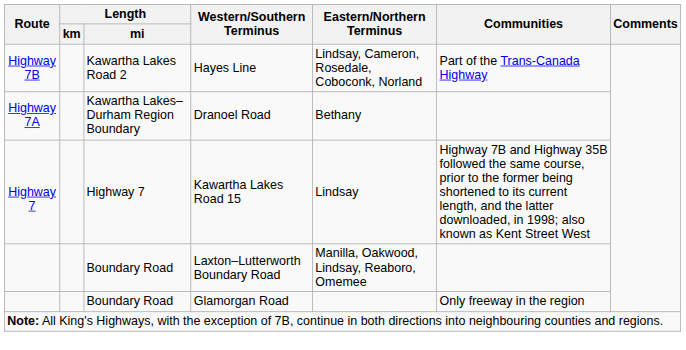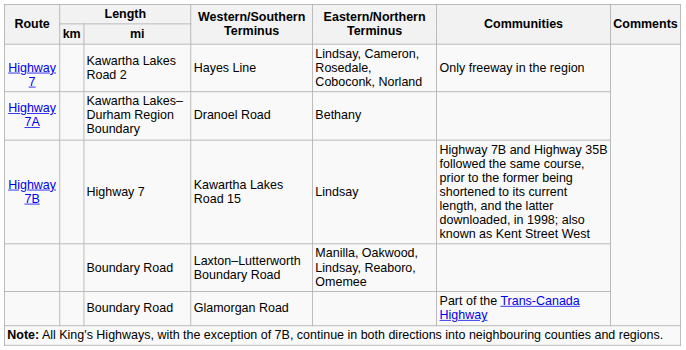(32, 68) Highway 7B -> (32, 75) Highway 7
(510, 68) Part of the Trans-Canada Highway -> (512, 68) Only freeway in the region
(32, 198) Highway 7 -> (32, 191) Highway 7B
(512, 301) Only freeway in the region -> (510, 308) Part of the Trans-Canada Highway
